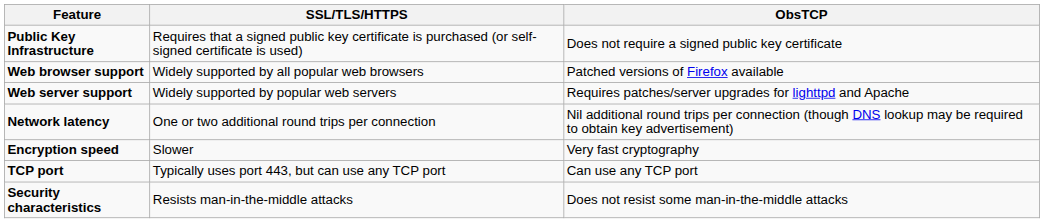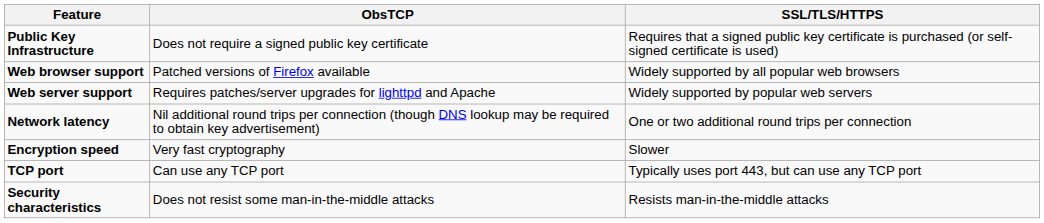columns swapped: (802, 15) <-> (357, 15)
